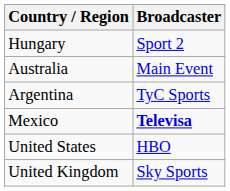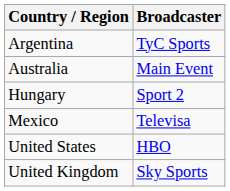rows swapped: (41, 95) <-> (37, 43)
(164, 120) bold -> (163, 120) normal
